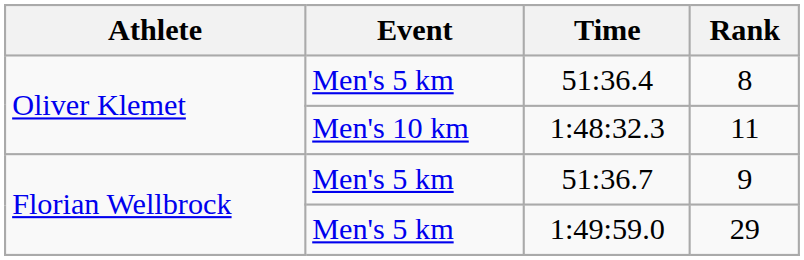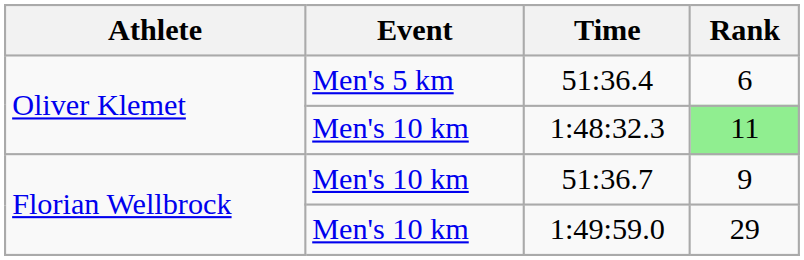(745, 79) 8 -> (745, 79) 6
(745, 129) no background -> (745, 129) lightgreen background
(383, 179) Men's 5 km -> (390, 179) Men's 10 km
(383, 229) Men's 5 km -> (390, 229) Men's 10 km
